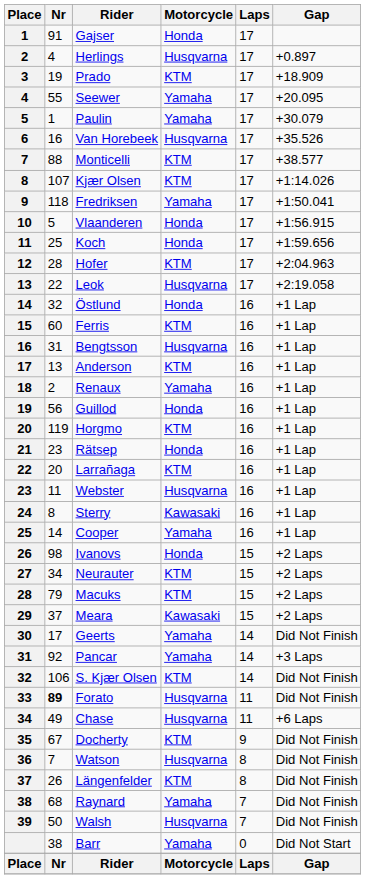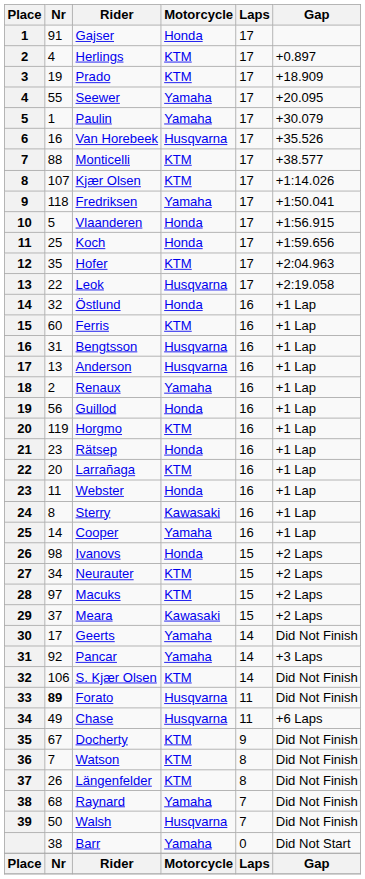(196, 56) Husqvarna -> (178, 56) KTM
(55, 263) 28 -> (55, 263) 35
(178, 367) KTM -> (196, 367) Husqvarna
(196, 491) Husqvarna -> (183, 491) Honda
(55, 594) 79 -> (55, 594) 97
(196, 760) Husqvarna -> (178, 760) KTM
